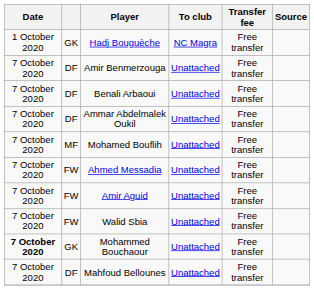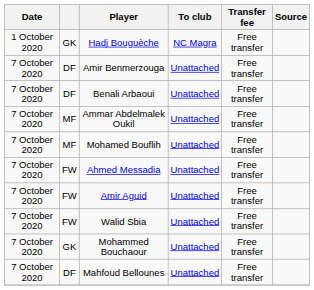(71, 119) DF -> (69, 119) MF
(33, 246) bold -> (32, 246) normal
